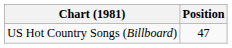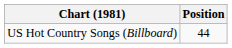(204, 33) 47 -> (204, 33) 44
